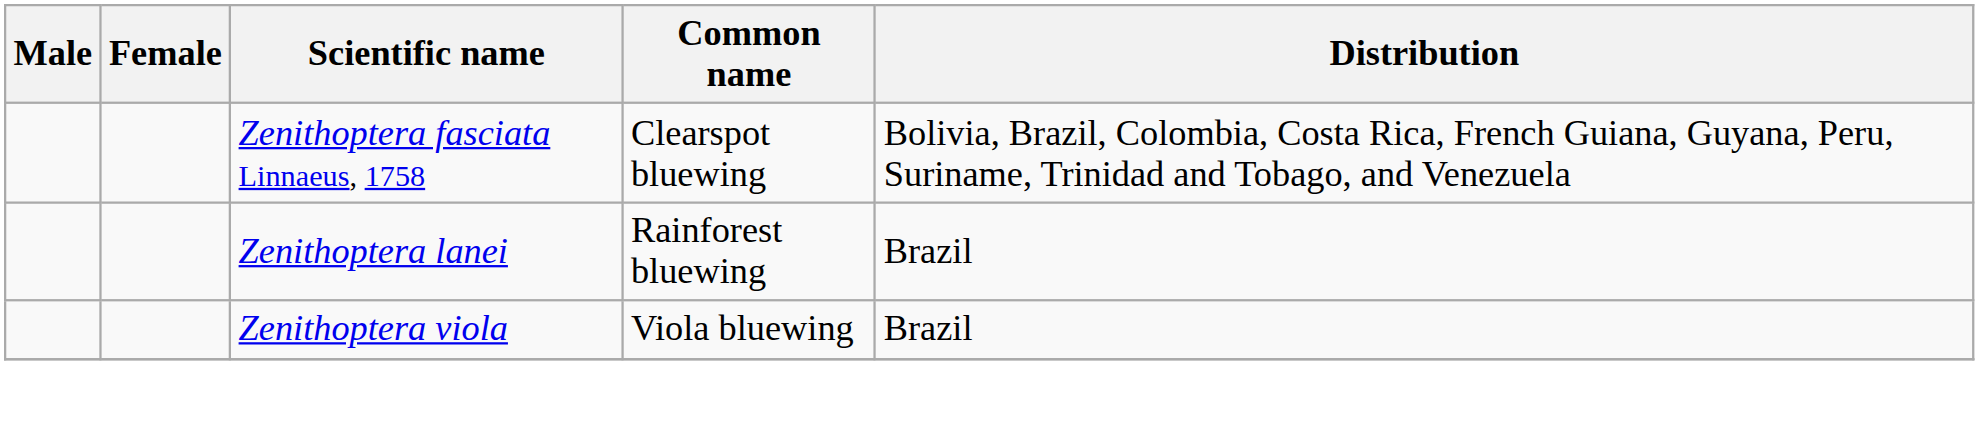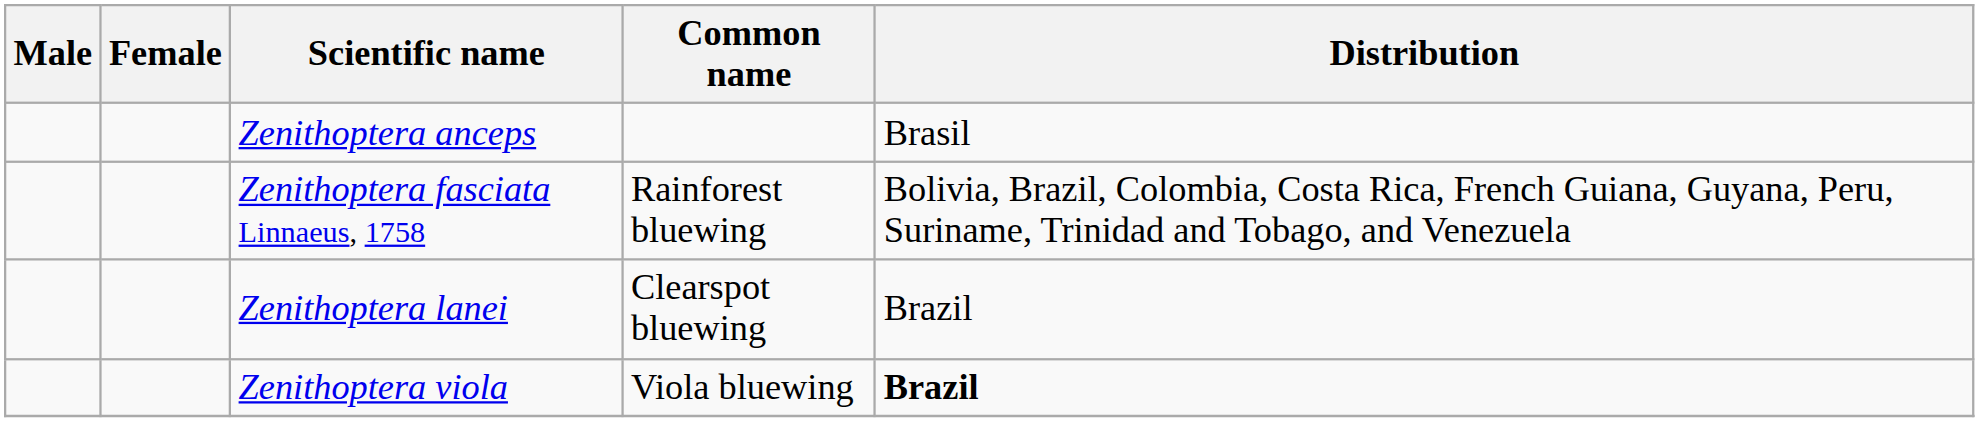+ row: (387, 131)
(701, 152) Clearspot bluewing -> (707, 209) Rainforest bluewing
(707, 250) Rainforest bluewing -> (701, 308) Clearspot bluewing
(928, 328) normal -> (931, 386) bold
